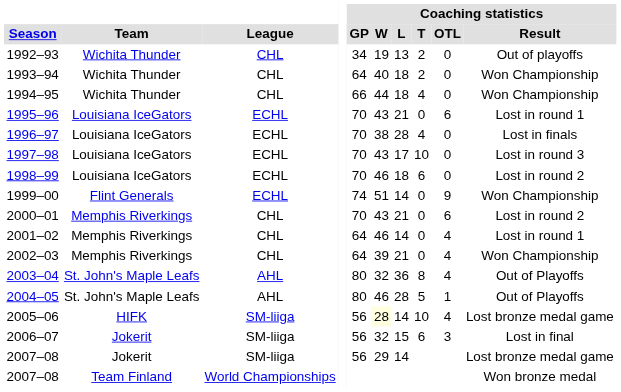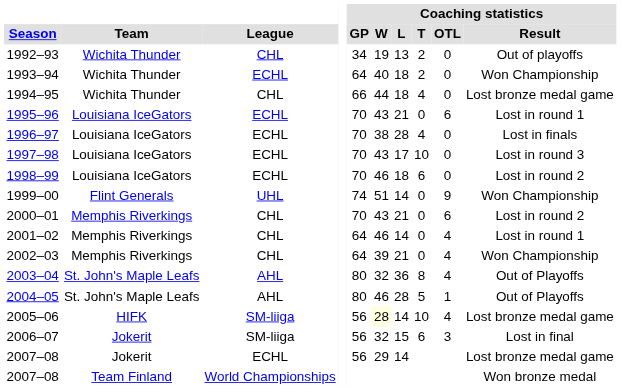(270, 74) CHL -> (270, 74) ECHL
(540, 94) Won Championship -> (540, 94) Lost bronze medal game
(270, 195) ECHL -> (270, 195) UHL
(270, 356) SM-liiga -> (270, 356) ECHL
